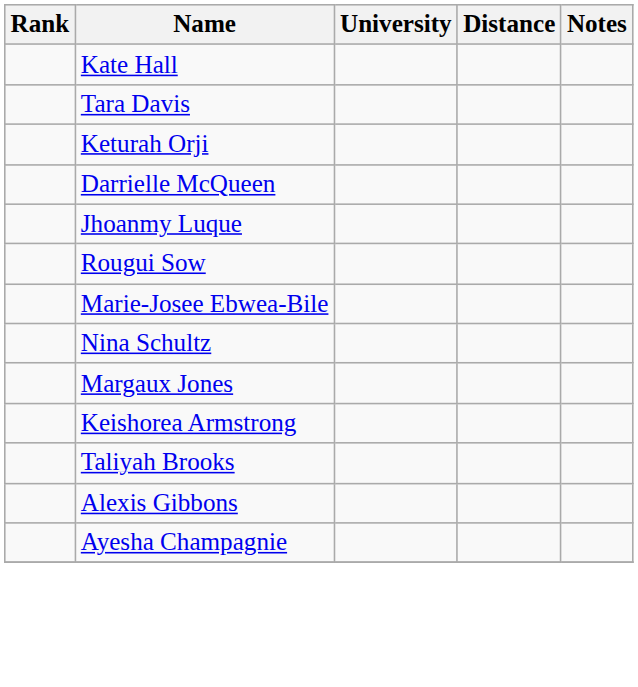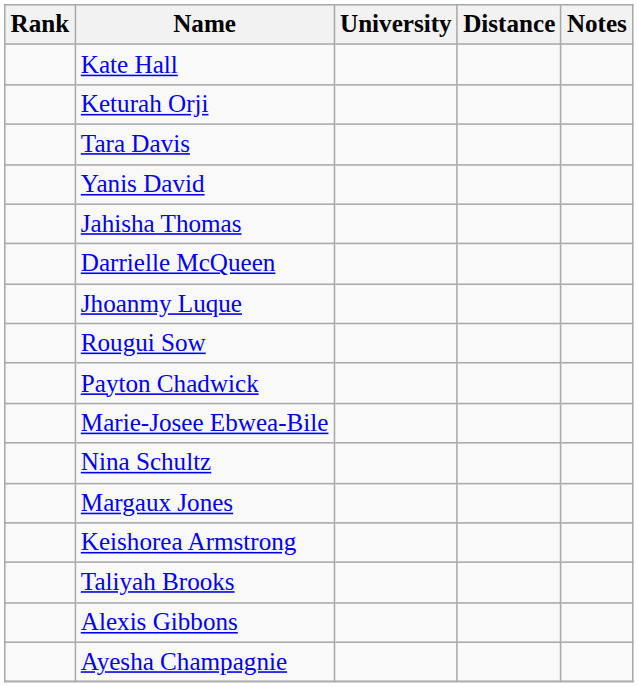rows swapped: (145, 143) <-> (135, 104)
+ row: (143, 183)
+ row: (161, 223)
+ row: (170, 382)
